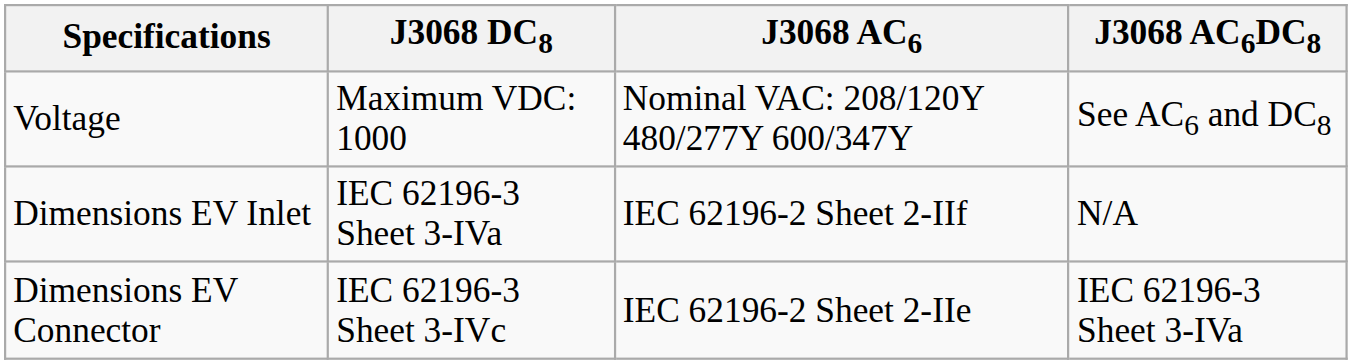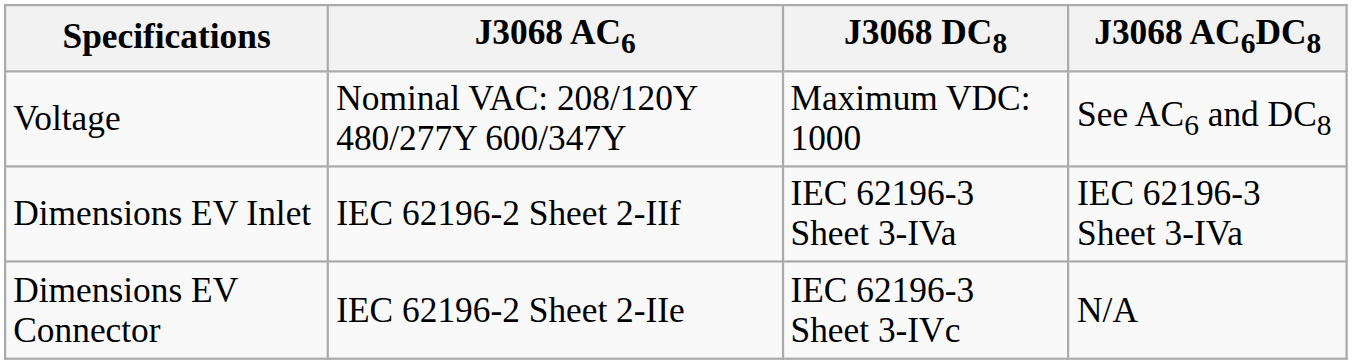columns swapped: (842, 37) <-> (471, 37)
(1108, 213) N/A -> (1169, 213) IEC 62196-3 Sheet 3-IVa
(1169, 309) IEC 62196-3 Sheet 3-IVa -> (1108, 309) N/A
